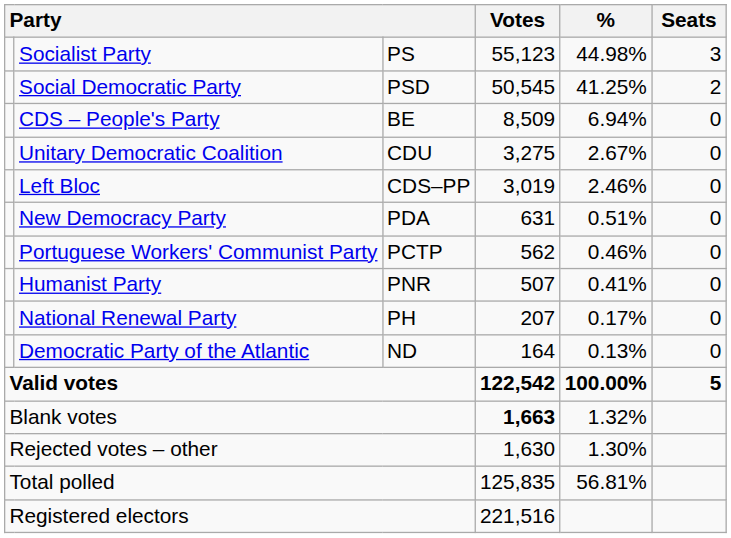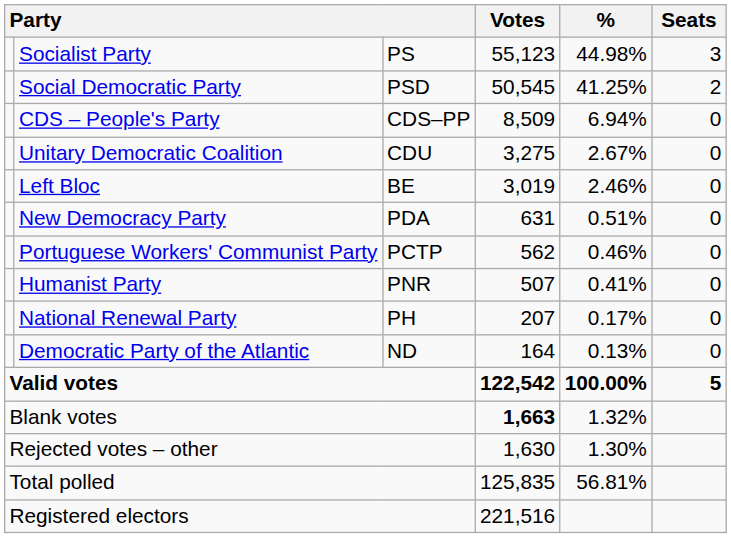(401, 119) BE -> (429, 119) CDS–PP
(429, 185) CDS–PP -> (401, 185) BE
